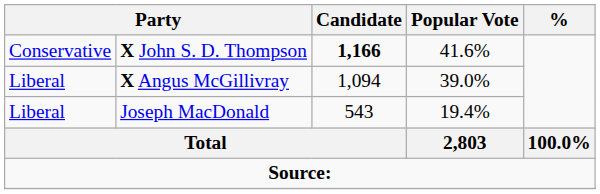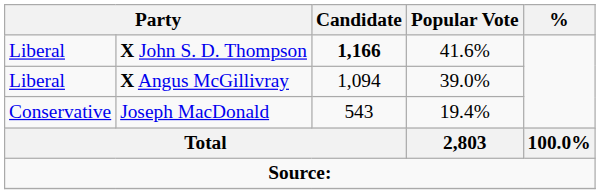(60, 50) Conservative -> (37, 50) Liberal
(37, 111) Liberal -> (60, 111) Conservative
